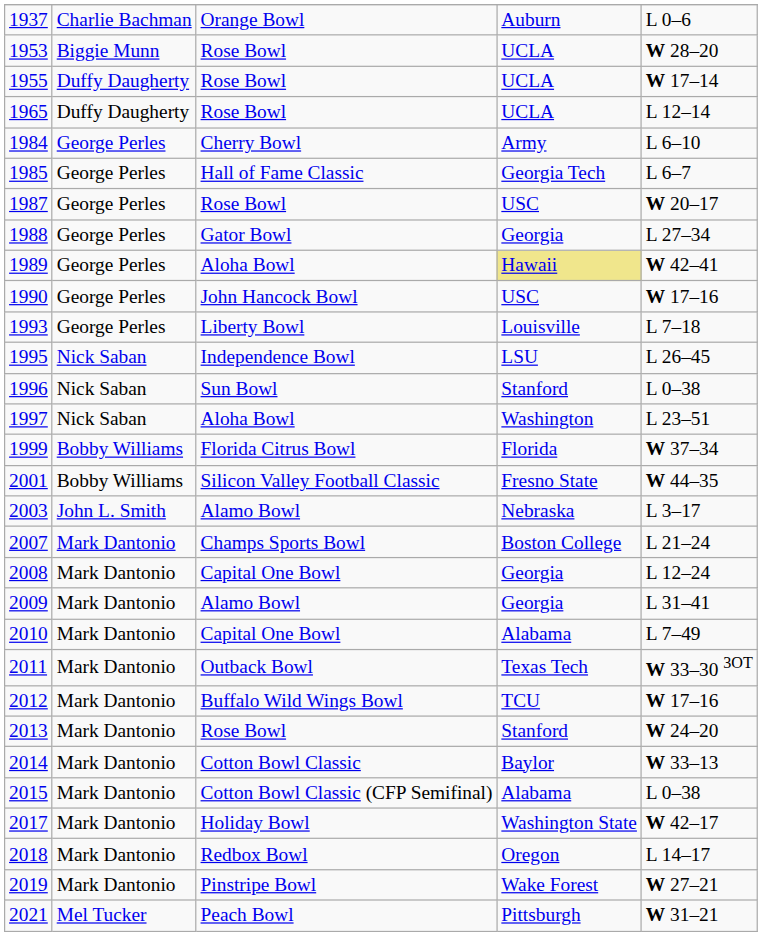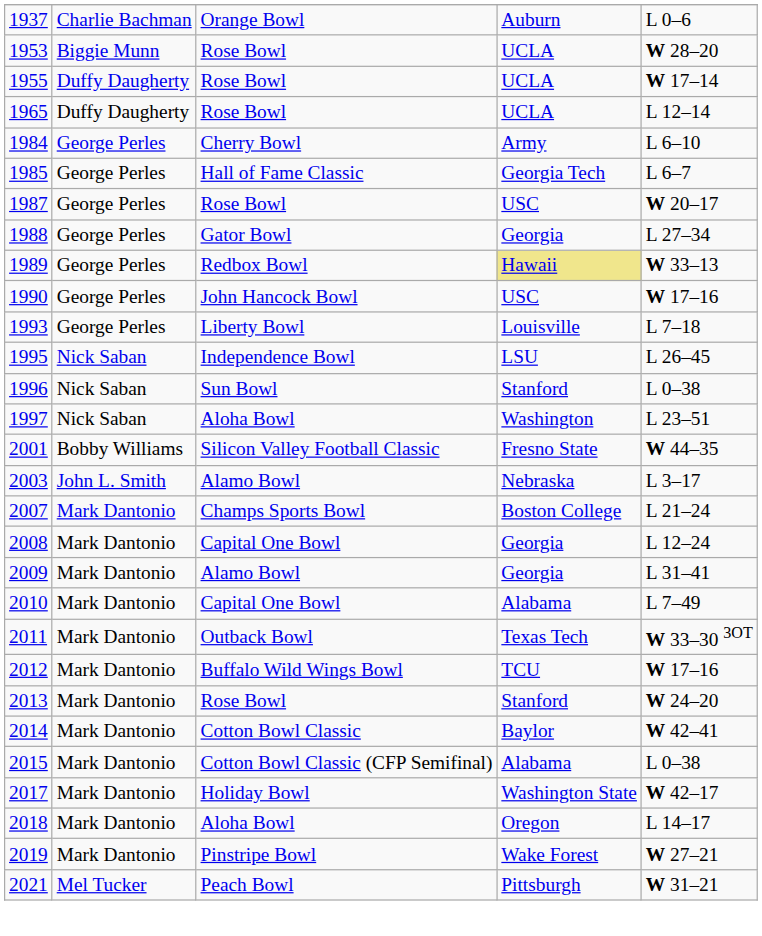(248, 265) Aloha Bowl -> (254, 265) Redbox Bowl
(682, 265) W 42–41 -> (682, 265) W 33–13
- row: (28, 449)
(682, 761) W 33–13 -> (682, 731) W 42–41
(254, 854) Redbox Bowl -> (248, 823) Aloha Bowl
